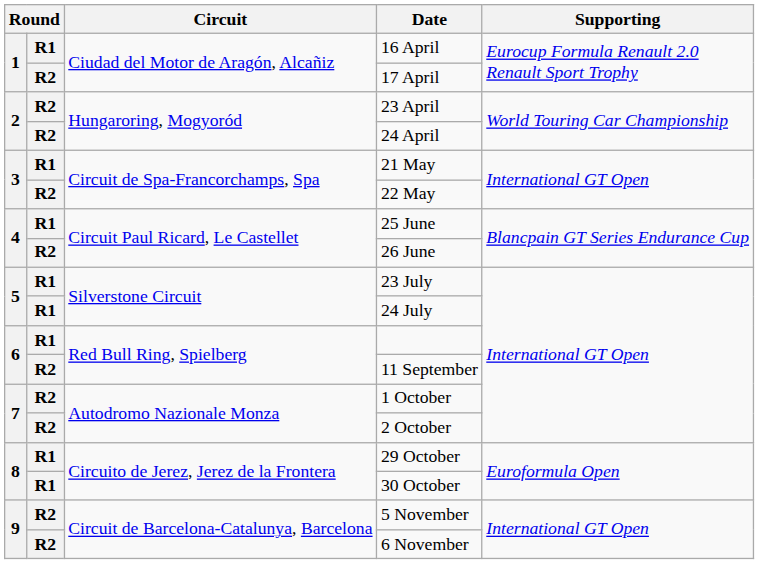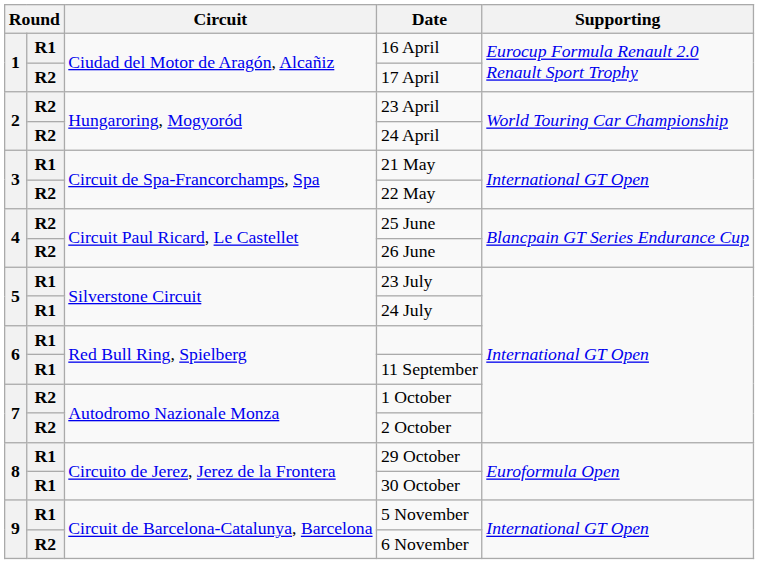(45, 222) R1 -> (45, 222) R2
(45, 368) R2 -> (45, 368) R1
(45, 514) R2 -> (45, 514) R1
